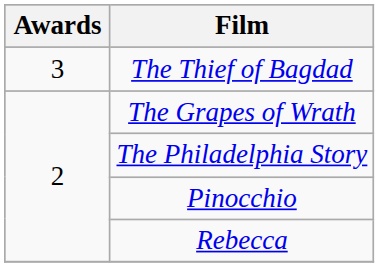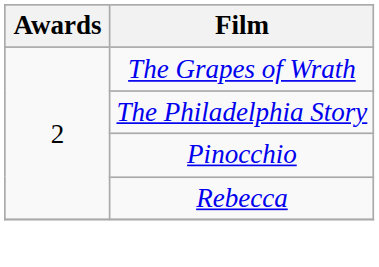- row: (242, 68)
